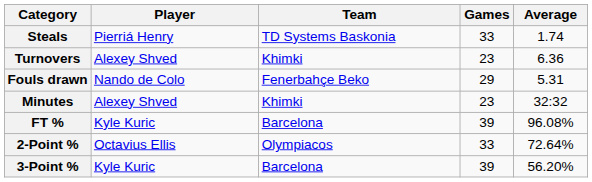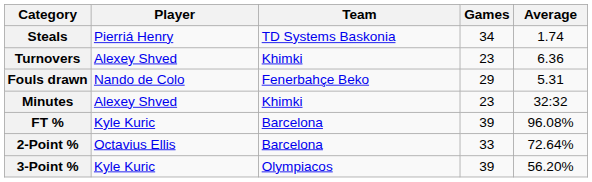(487, 36) 33 -> (487, 36) 34
(297, 144) Olympiacos -> (292, 144) Barcelona
(292, 166) Barcelona -> (297, 166) Olympiacos
